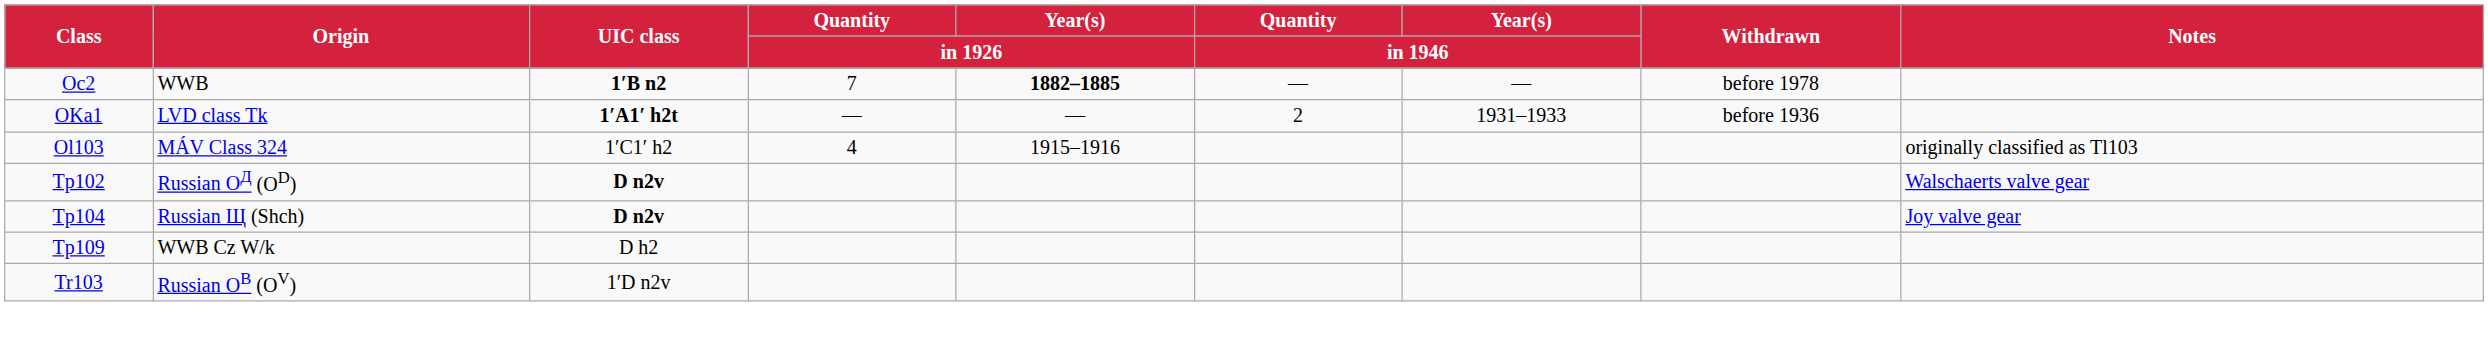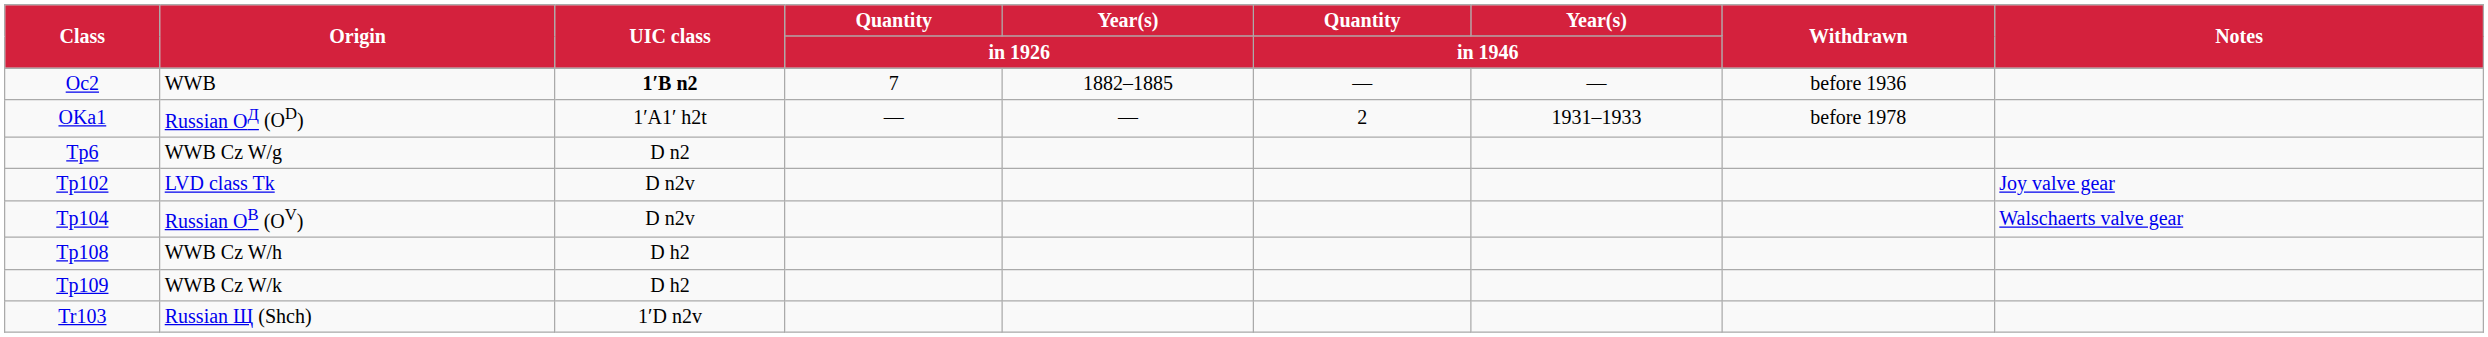(1075, 83) bold -> (1128, 83) normal
(1771, 83) before 1978 -> (1858, 83) before 1936
(212, 115) LVD class Tk -> (234, 118) Russian OД (OD)
(639, 115) bold -> (670, 118) normal
(1771, 115) before 1936 -> (1858, 118) before 1978
- row: (79, 147)
+ row: (82, 152)
(227, 181) Russian OД (OD) -> (220, 184) LVD class Tk
(639, 181) bold -> (670, 184) normal
(1997, 181) Walschaerts valve gear -> (2057, 184) Joy valve gear
(231, 216) Russian Щ (Shch) -> (234, 218) Russian OВ (OV)
(639, 216) bold -> (670, 218) normal
(1963, 216) Joy valve gear -> (2091, 218) Walschaerts valve gear
+ row: (82, 253)
(227, 282) Russian OВ (OV) -> (238, 316) Russian Щ (Shch)
